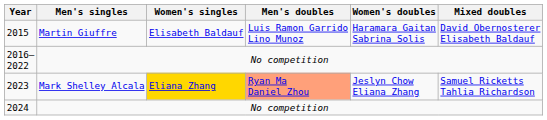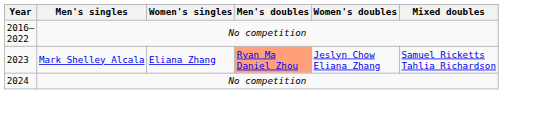- row: (18, 33)
(182, 86) gold background -> (182, 59) no background
